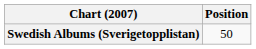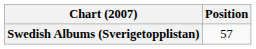(227, 34) 50 -> (227, 34) 57
